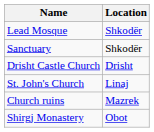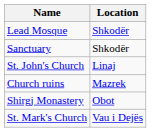- row: (53, 65)
+ row: (47, 118)
